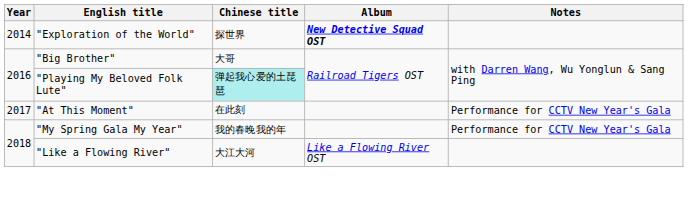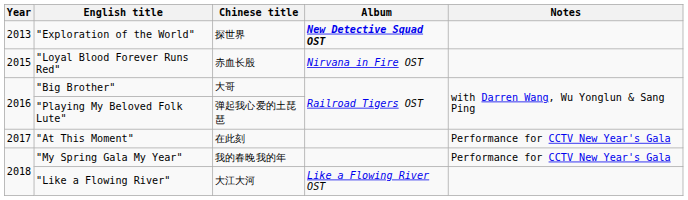(19, 35) 2014 -> (19, 35) 2013
+ row: (112, 63)
(256, 84) paleturquoise background -> (256, 112) no background
